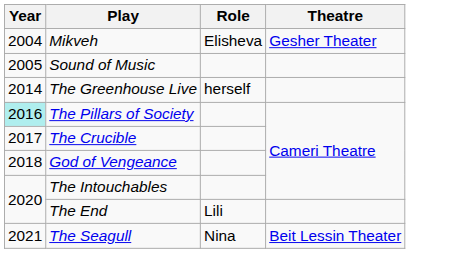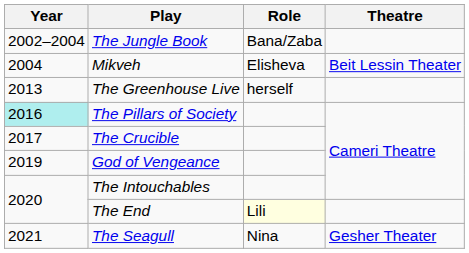+ row: (150, 41)
(323, 41) Gesher Theater -> (395, 65) Beit Lessin Theater
- row: (102, 65)
(25, 89) 2014 -> (25, 89) 2013
(25, 162) 2018 -> (25, 162) 2019
(213, 211) no background -> (256, 211) lightyellow background
(335, 235) Beit Lessin Theater -> (383, 235) Gesher Theater
